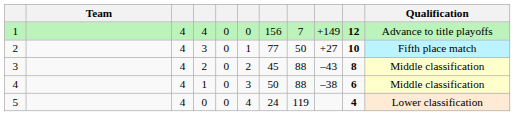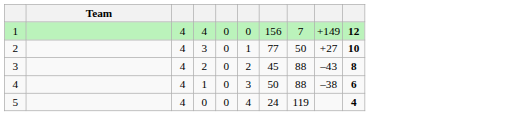- column: (437, 13)
